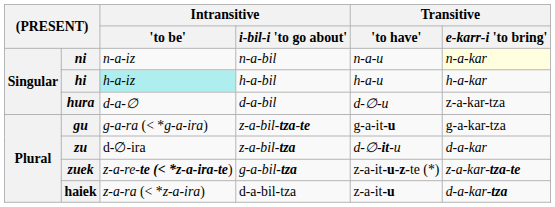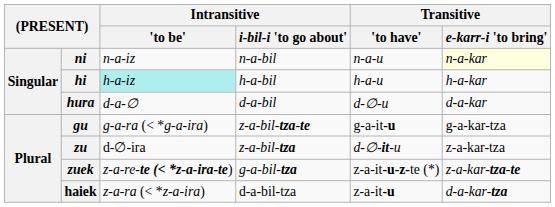(475, 103) z-a-kar-tza -> (466, 103) d-a-kar
(466, 147) d-a-kar -> (475, 147) z-a-kar-tza
